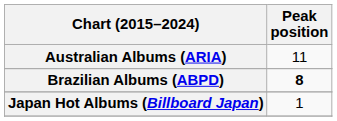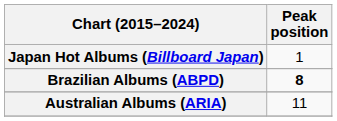rows swapped: (136, 56) <-> (136, 103)
